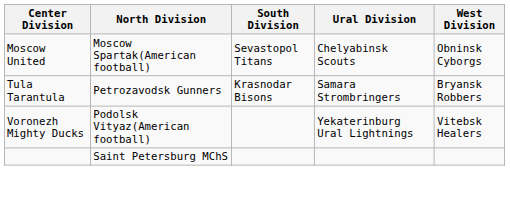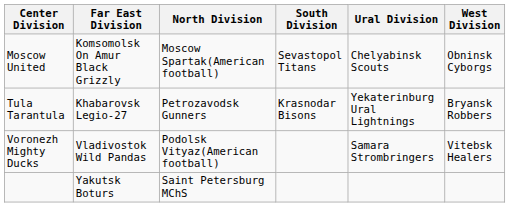+ column: (116, 19)
(359, 91) Samara Strombringers -> (392, 109) Yekaterinburg Ural Lightnings
(365, 127) Yekaterinburg Ural Lightnings -> (392, 151) Samara Strombringers
